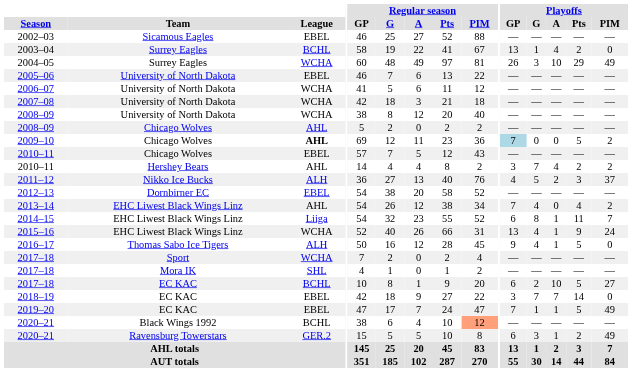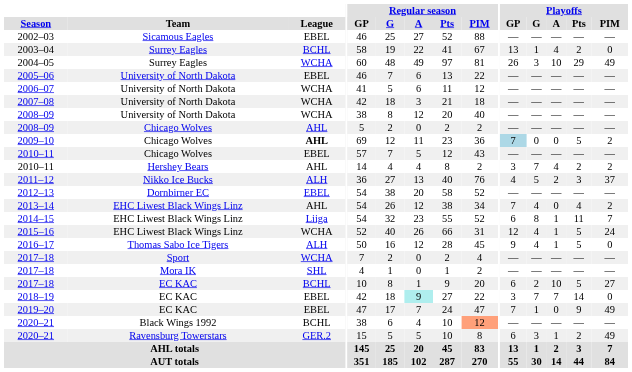(513, 231) 13 -> (513, 231) 12
(579, 231) 9 -> (579, 231) 5
(419, 296) no background -> (419, 296) paleturquoise background
(556, 309) 1 -> (556, 309) 0
(579, 309) 5 -> (579, 309) 9
